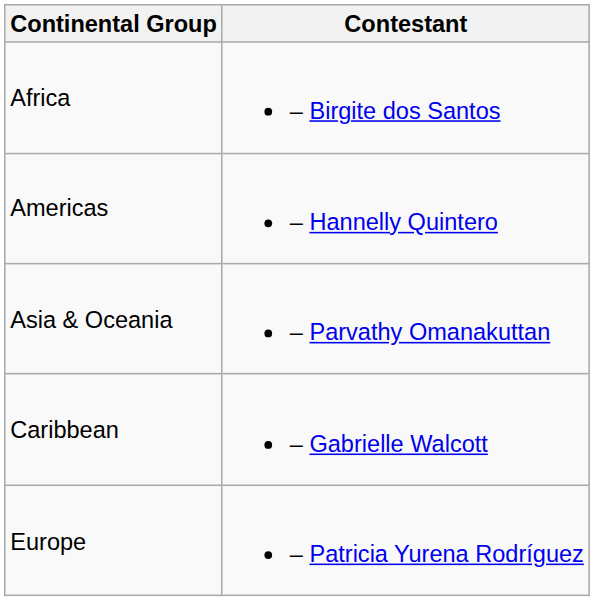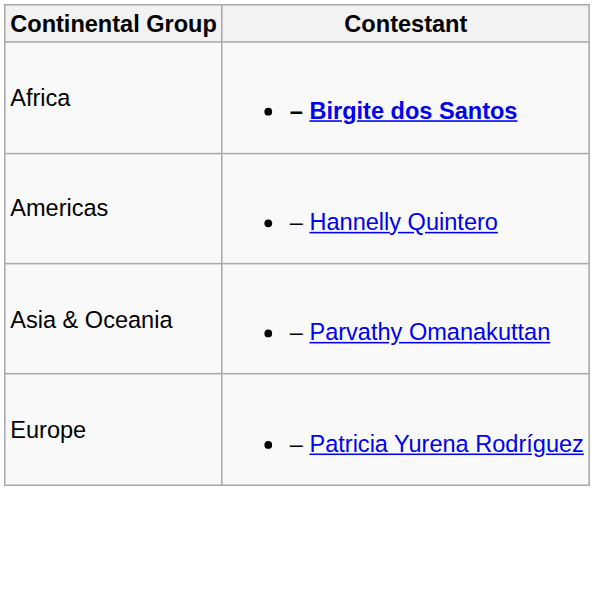(406, 111) normal -> (406, 111) bold
- row: (65, 430)
